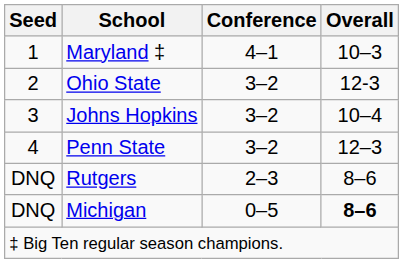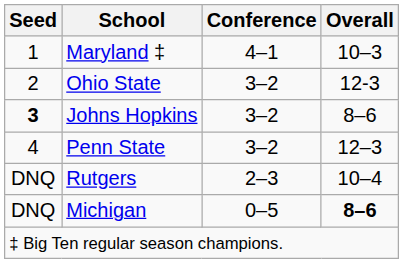(33, 115) normal -> (33, 115) bold
(360, 115) 10–4 -> (360, 115) 8–6
(360, 178) 8–6 -> (360, 178) 10–4
